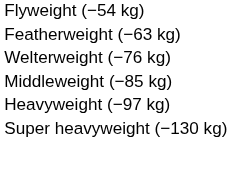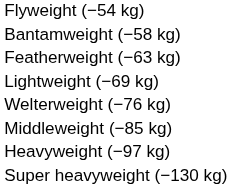+ row: (92, 34)
+ row: (82, 81)
